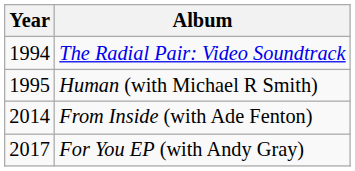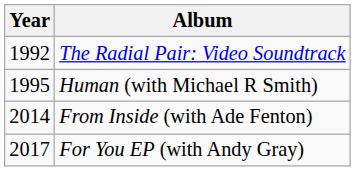(30, 52) 1994 -> (30, 52) 1992
